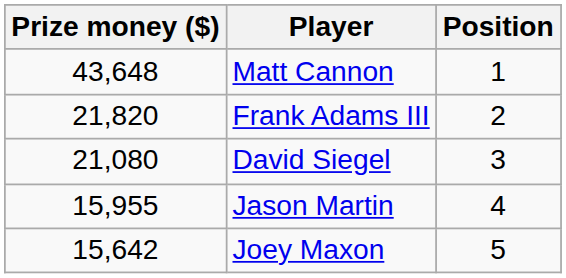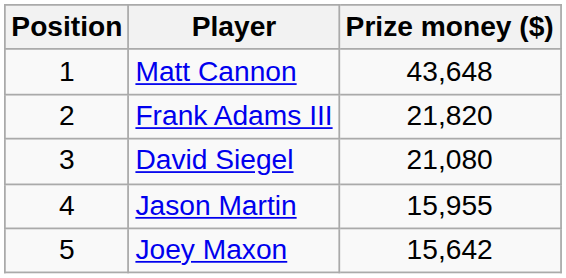columns swapped: (498, 26) <-> (115, 26)
